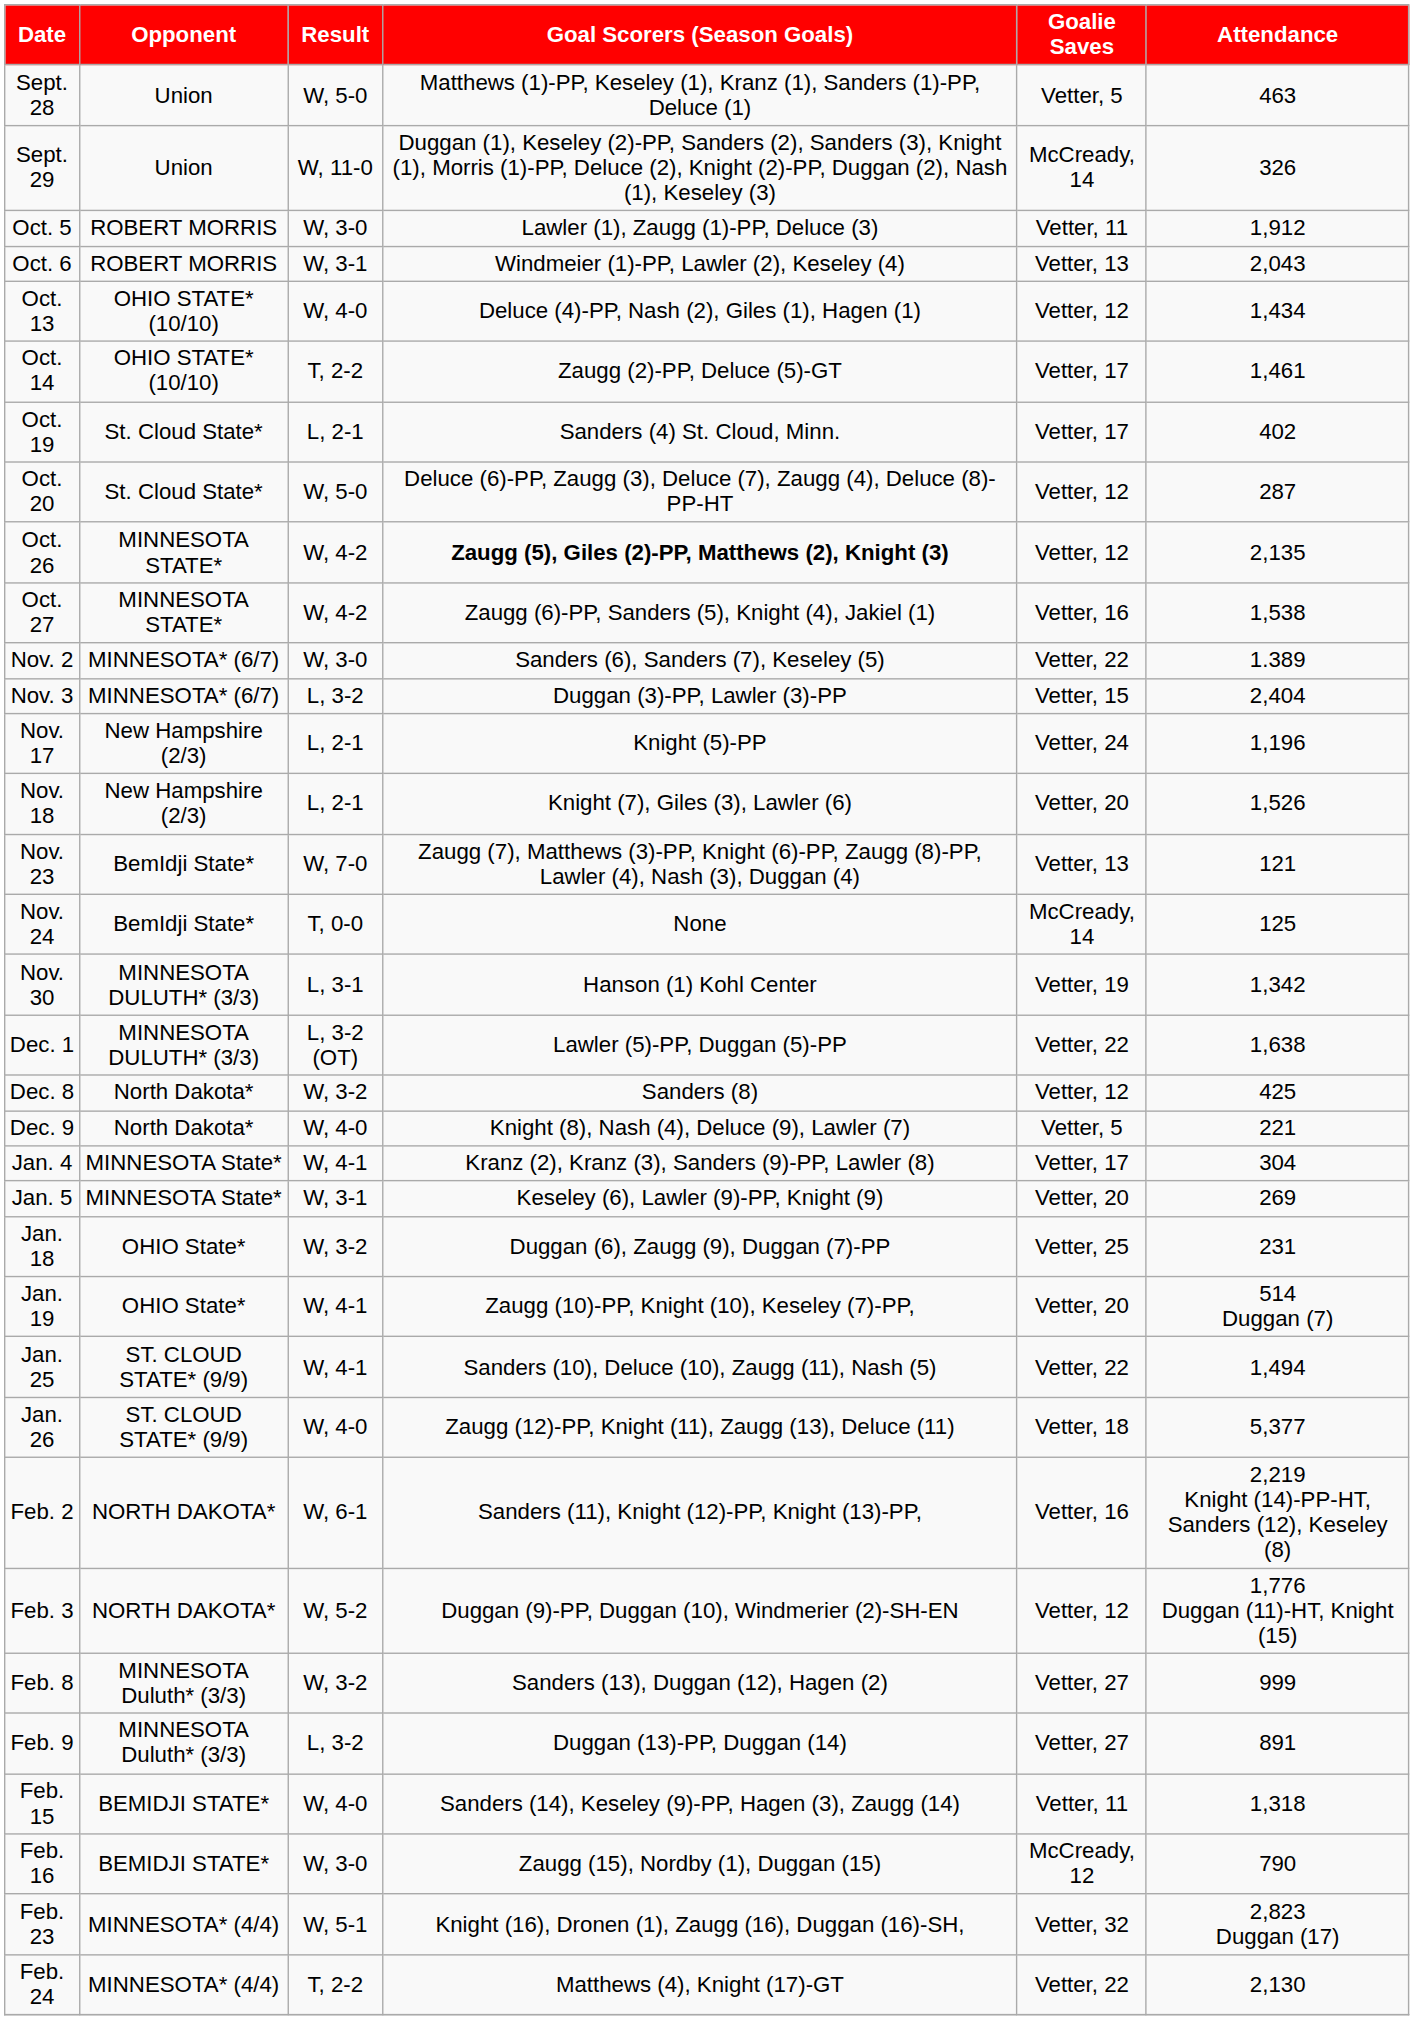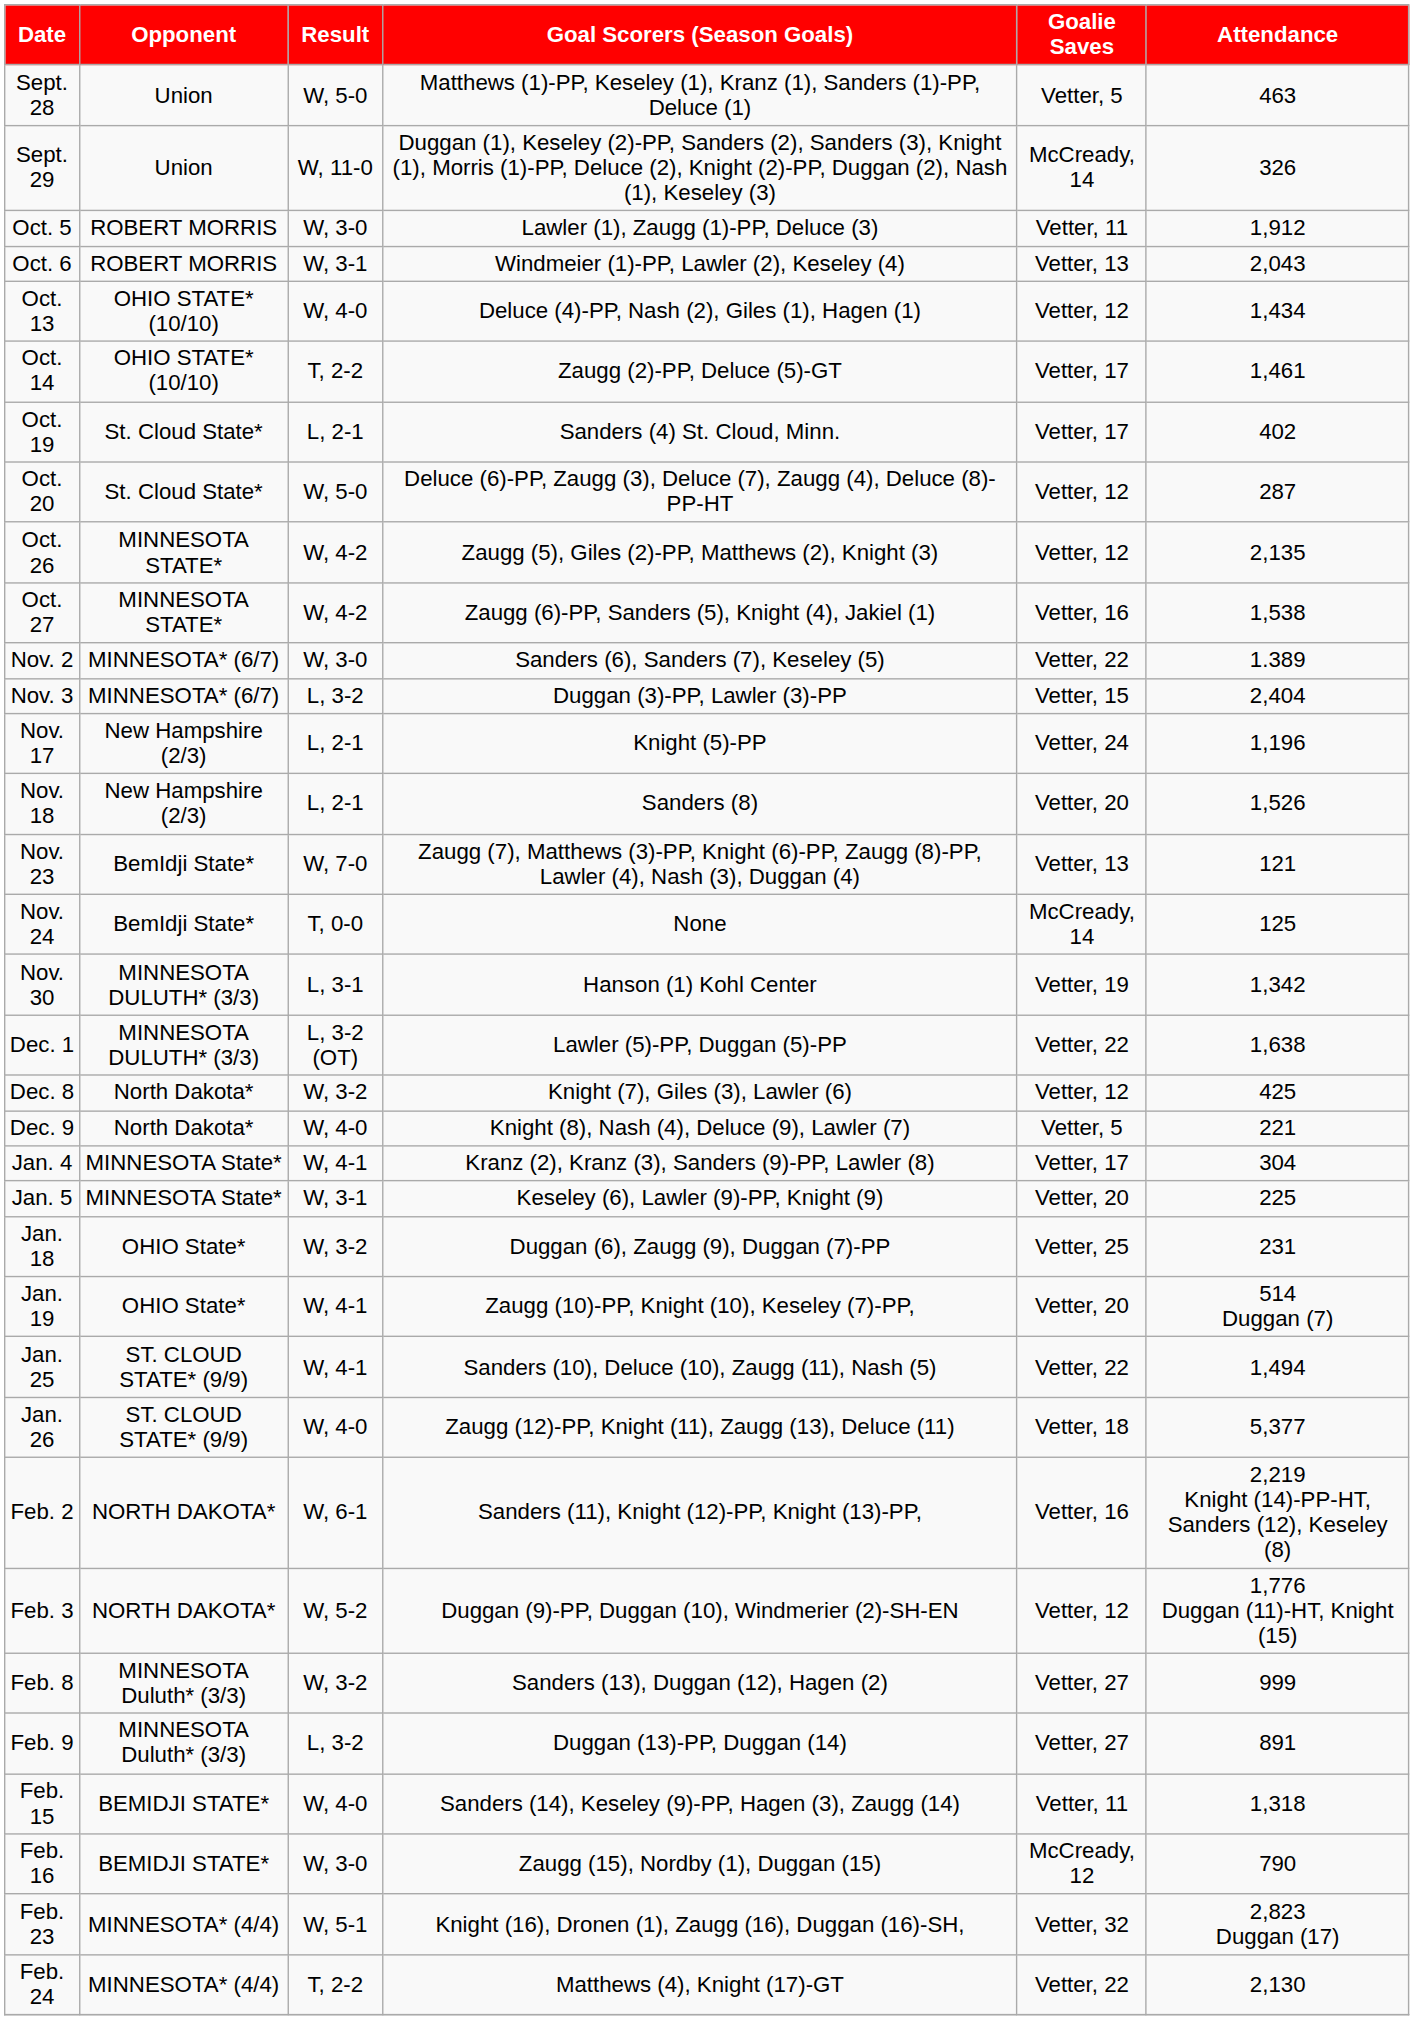(700, 552) bold -> (700, 552) normal
(700, 803) Knight (7), Giles (3), Lawler (6) -> (700, 803) Sanders (8)
(700, 1092) Sanders (8) -> (700, 1092) Knight (7), Giles (3), Lawler (6)
(1278, 1198) 269 -> (1278, 1198) 225
